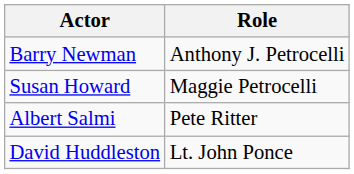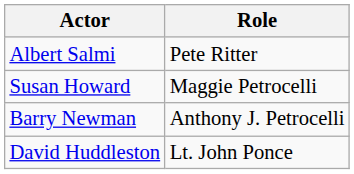rows swapped: (73, 53) <-> (62, 119)
